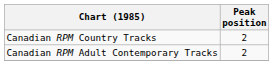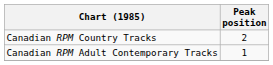(244, 53) 2 -> (244, 53) 1
